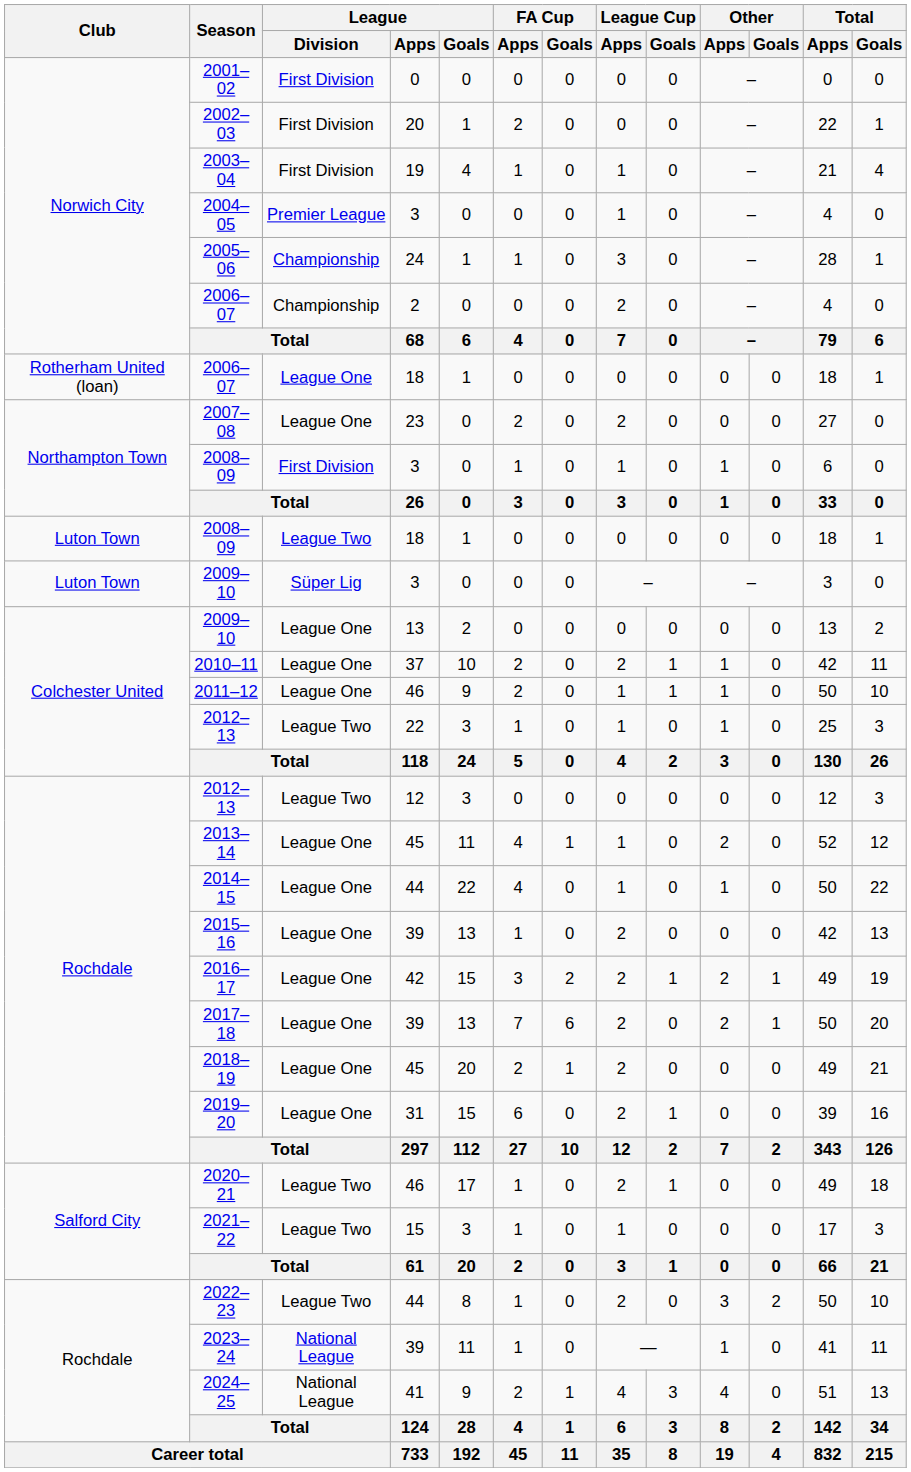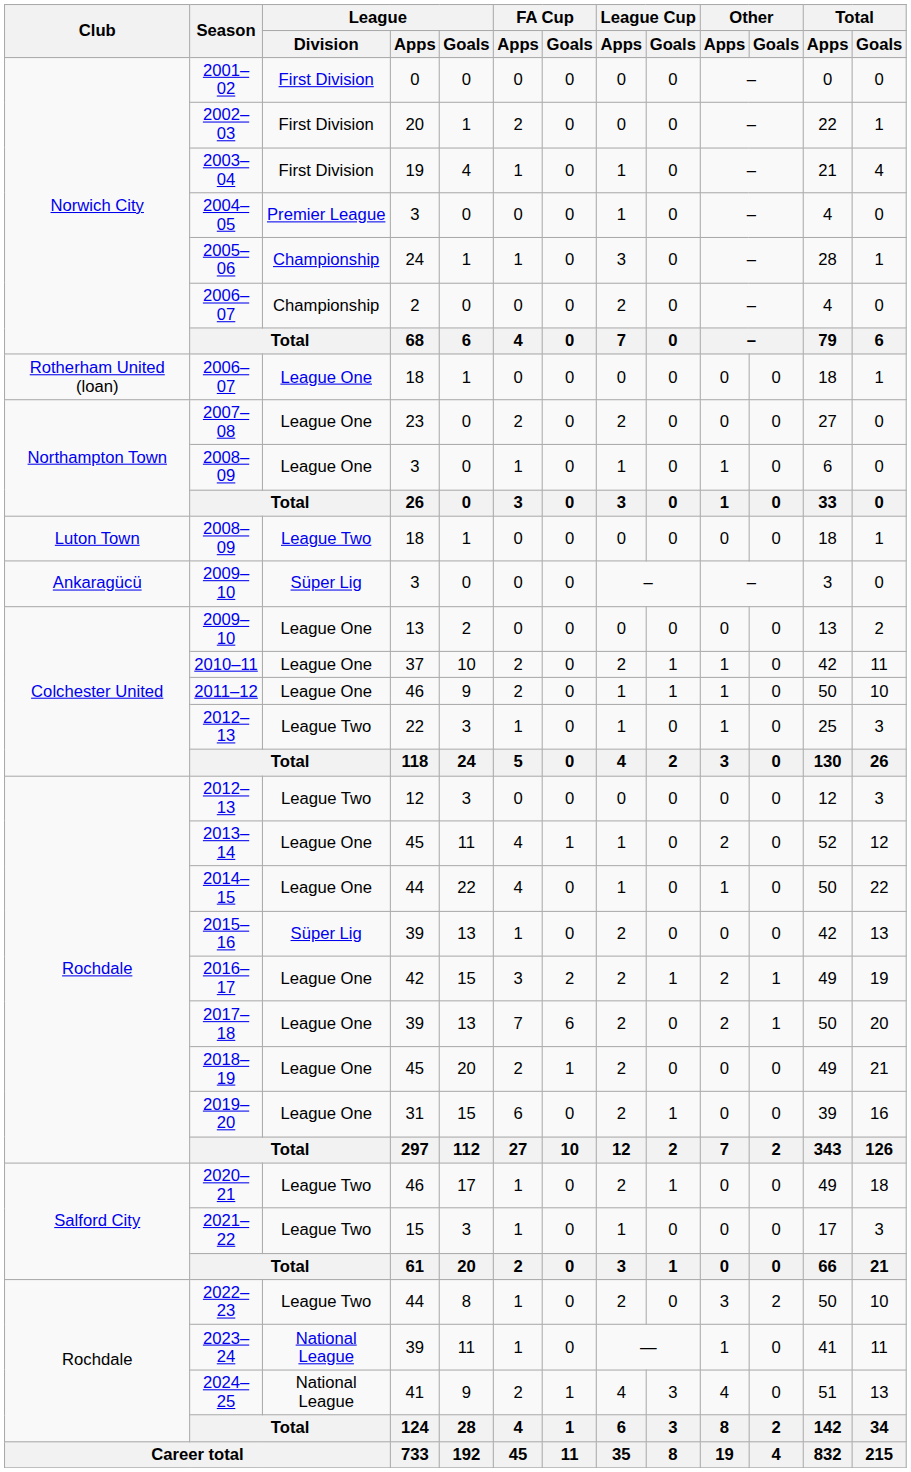(326, 467) First Division -> (326, 467) League One
(97, 583) Luton Town -> (97, 583) Ankaragücü
(326, 933) League One -> (326, 933) Süper Lig
